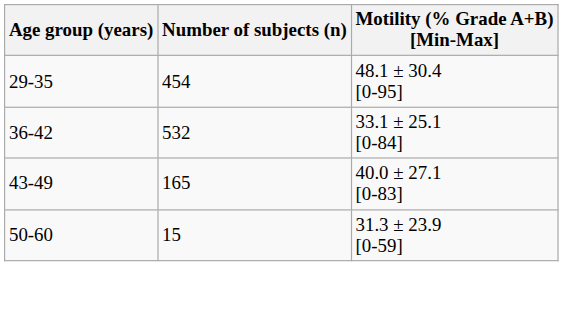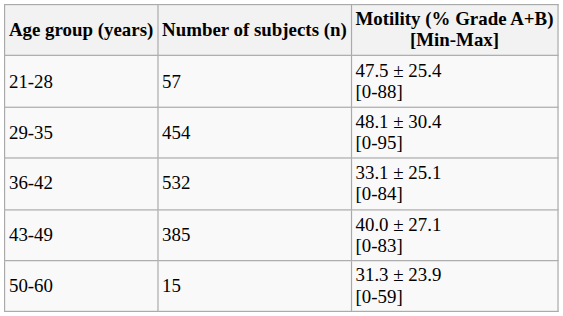+ row: (31, 81)
(176, 183) 165 -> (176, 234) 385
